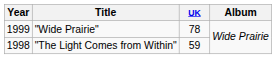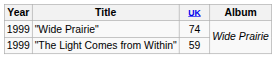(194, 29) 78 -> (194, 29) 74
(18, 45) 1998 -> (18, 45) 1999
